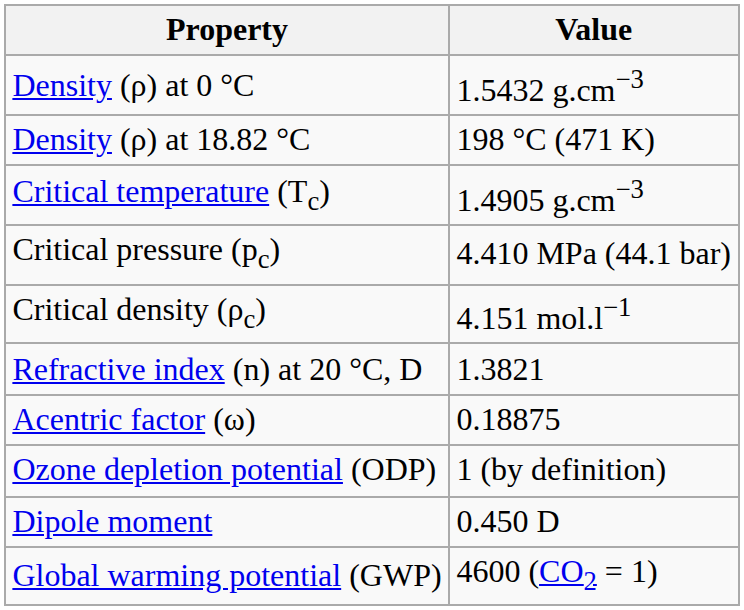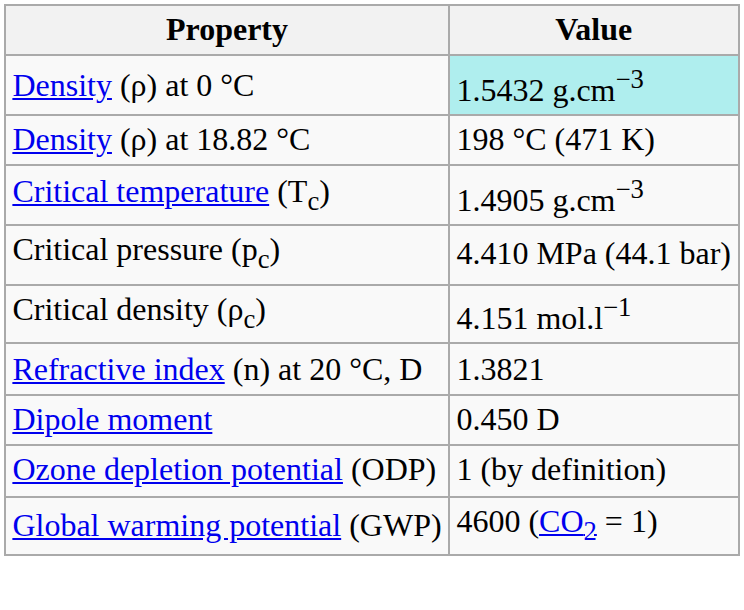(550, 84) no background -> (550, 84) paleturquoise background
- row: (134, 419)
rows swapped: (112, 520) <-> (224, 470)
